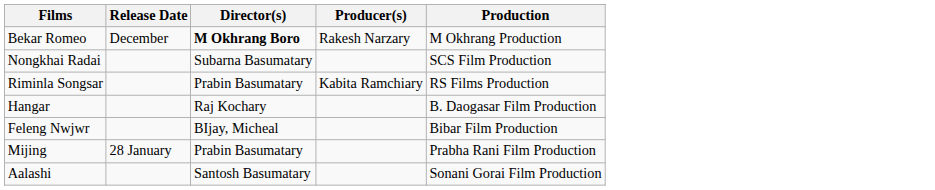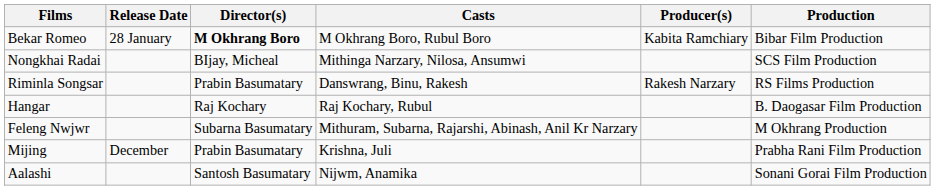+ column: (478, 15)
(139, 38) December -> (141, 38) 28 January
(365, 38) Rakesh Narzary -> (696, 38) Kabita Ramchiary
(495, 38) M Okhrang Production -> (819, 38) Bibar Film Production
(253, 60) Subarna Basumatary -> (236, 60) BIjay, Micheal
(371, 83) Kabita Ramchiary -> (690, 83) Rakesh Narzary
(236, 128) BIjay, Micheal -> (253, 128) Subarna Basumatary
(494, 128) Bibar Film Production -> (821, 128) M Okhrang Production
(141, 151) 28 January -> (139, 151) December
